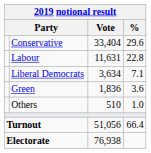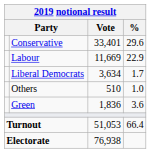(107, 43) 33,404 -> (107, 43) 33,401
(108, 58) 11,631 -> (108, 58) 11,669
(135, 58) 22.8 -> (135, 58) 22.9
(138, 74) 7.1 -> (138, 74) 1.7
rows swapped: (23, 89) <-> (24, 105)
(107, 125) 51,056 -> (107, 125) 51,053
